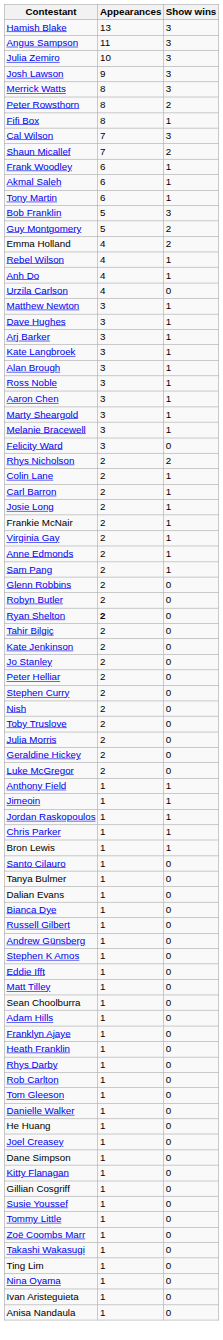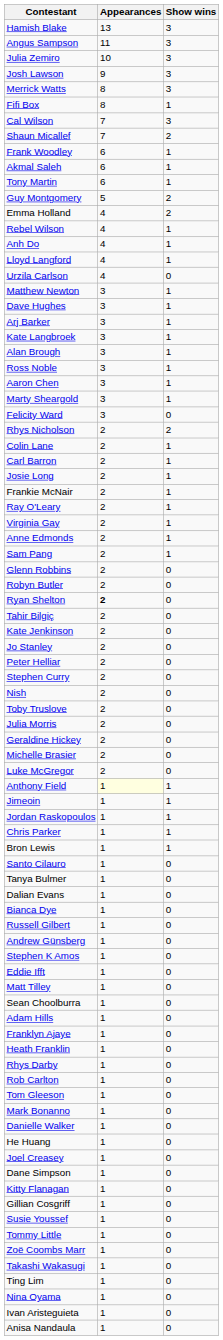- row: (43, 105)
- row: (34, 213)
+ row: (39, 259)
- row: (46, 430)
+ row: (34, 507)
+ row: (41, 755)
(103, 786) no background -> (103, 786) lightyellow background
+ row: (38, 1111)
